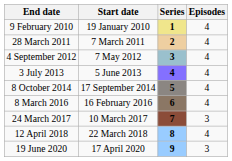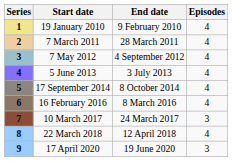columns swapped: (172, 12) <-> (41, 12)
